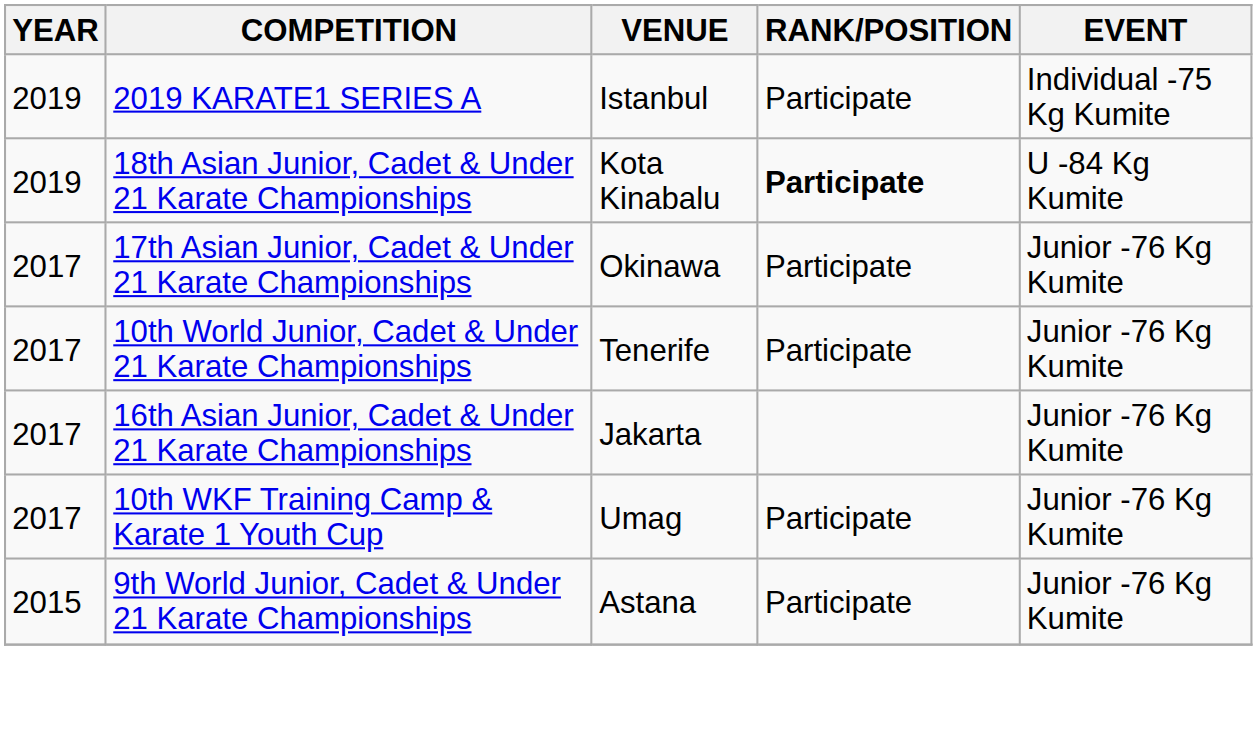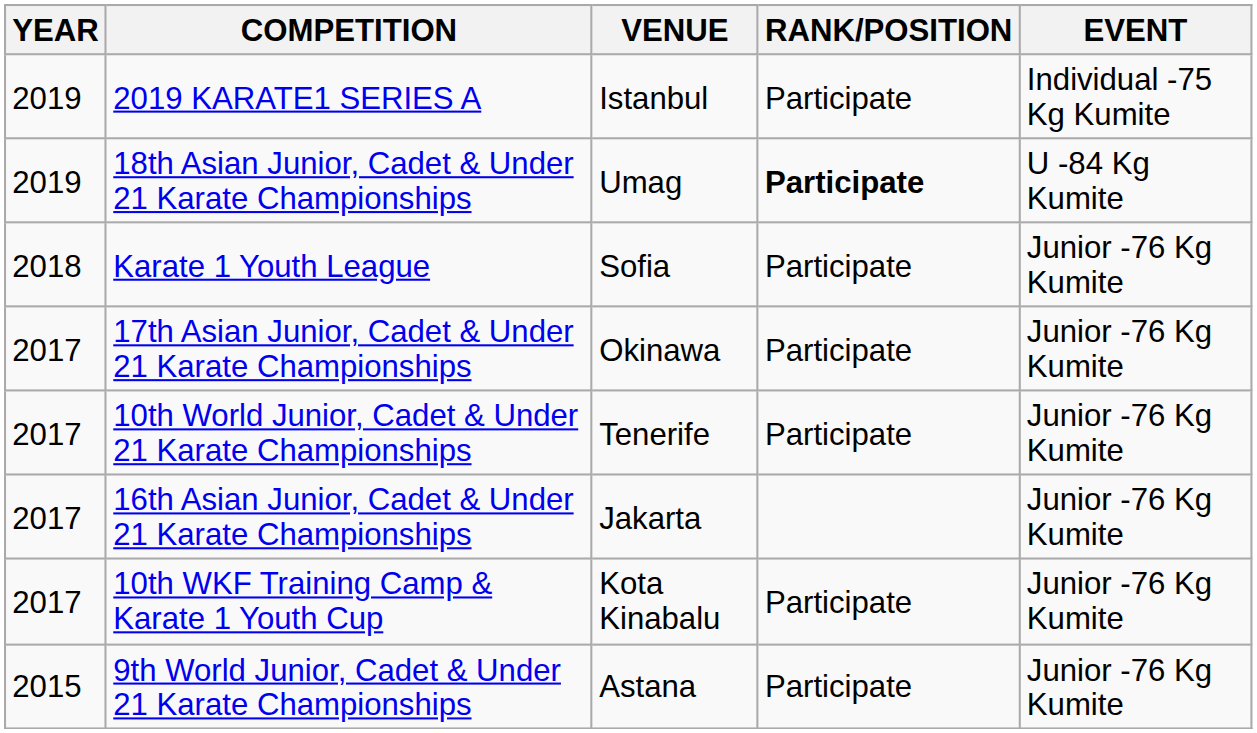(660, 181) Kota Kinabalu -> (641, 181) Umag
+ row: (272, 265)
(641, 518) Umag -> (660, 602) Kota Kinabalu
